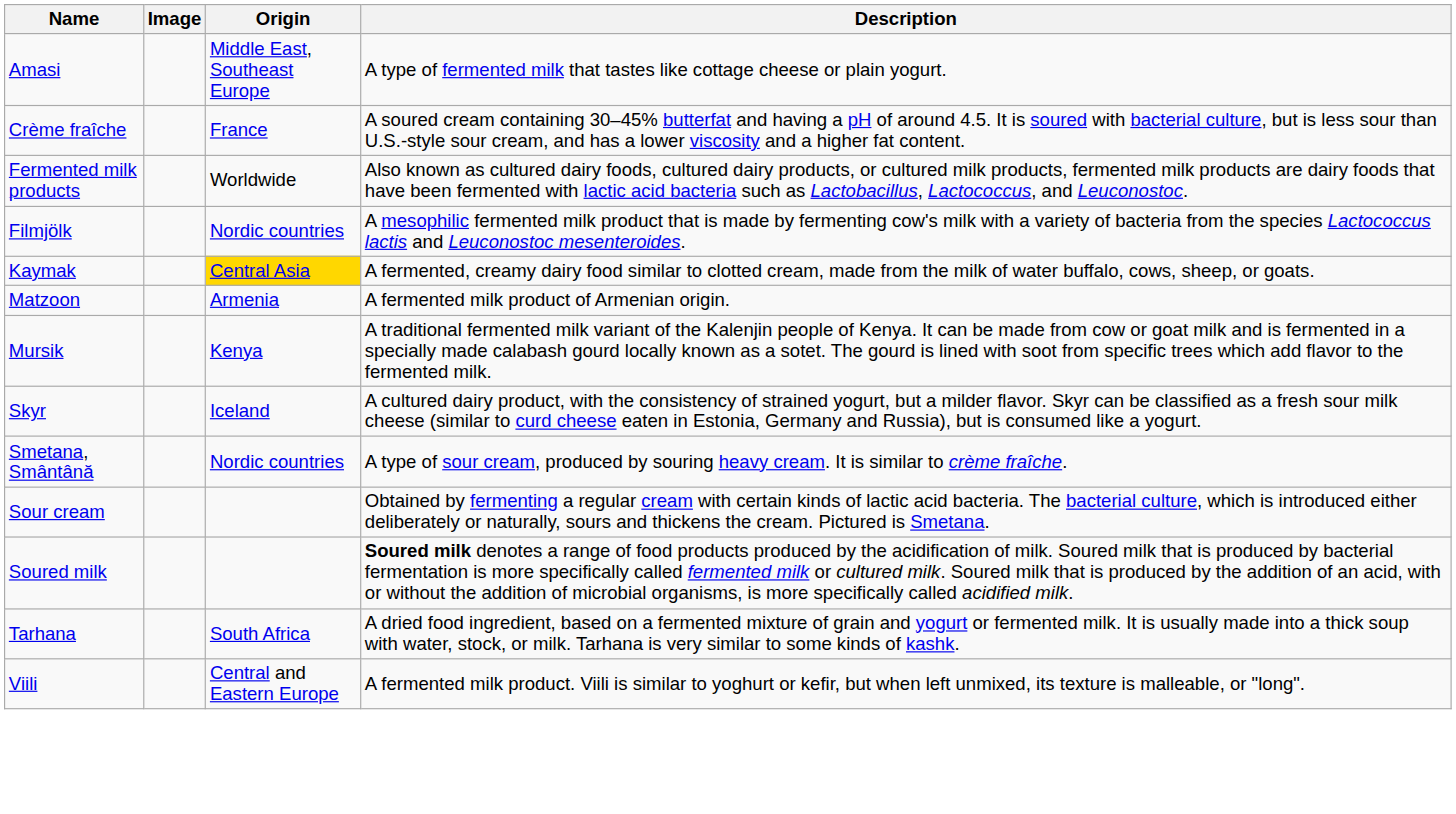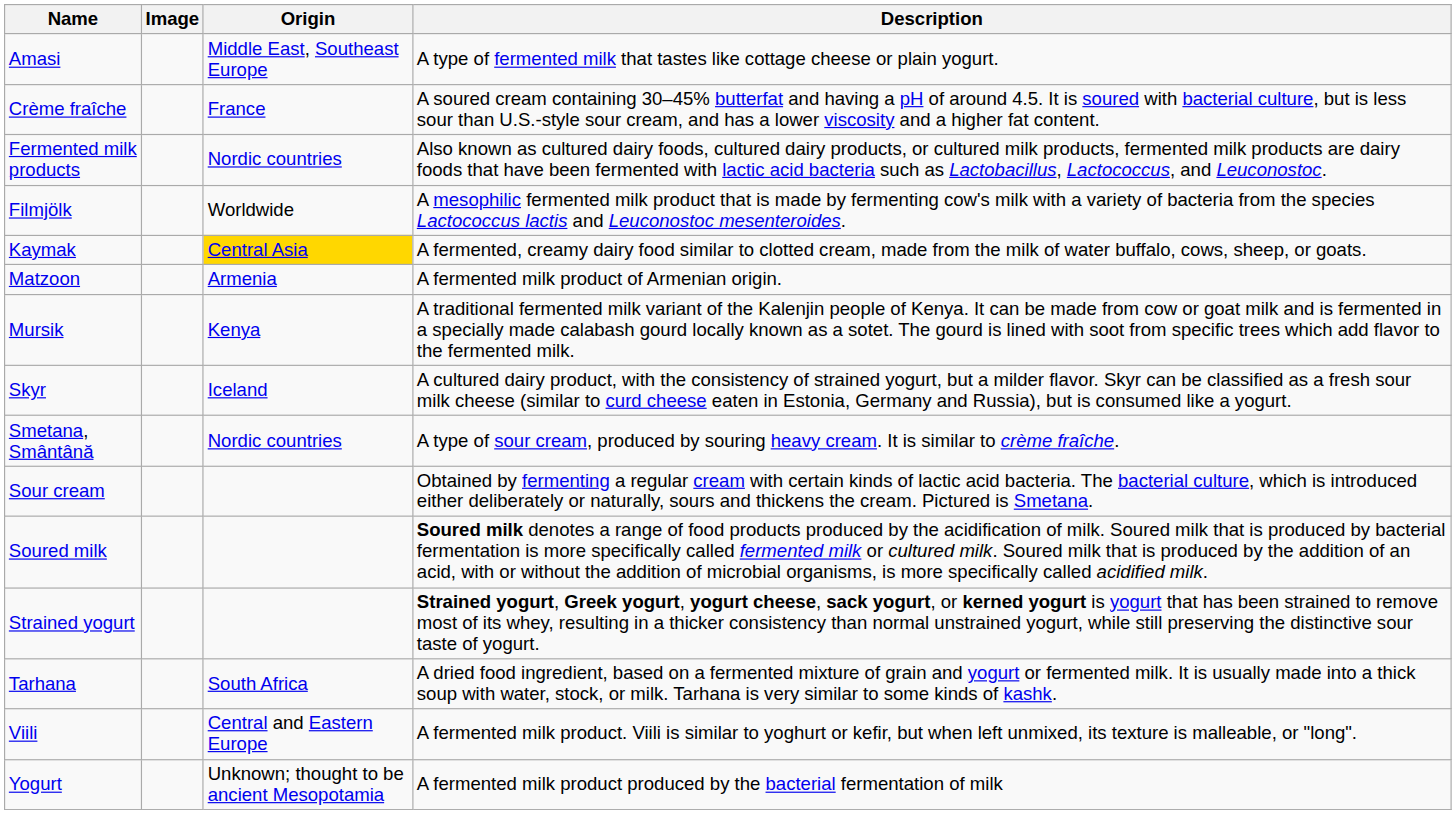(253, 180) Worldwide -> (275, 159) Nordic countries
(277, 230) Nordic countries -> (251, 210) Worldwide
+ row: (72, 622)
+ row: (35, 784)
